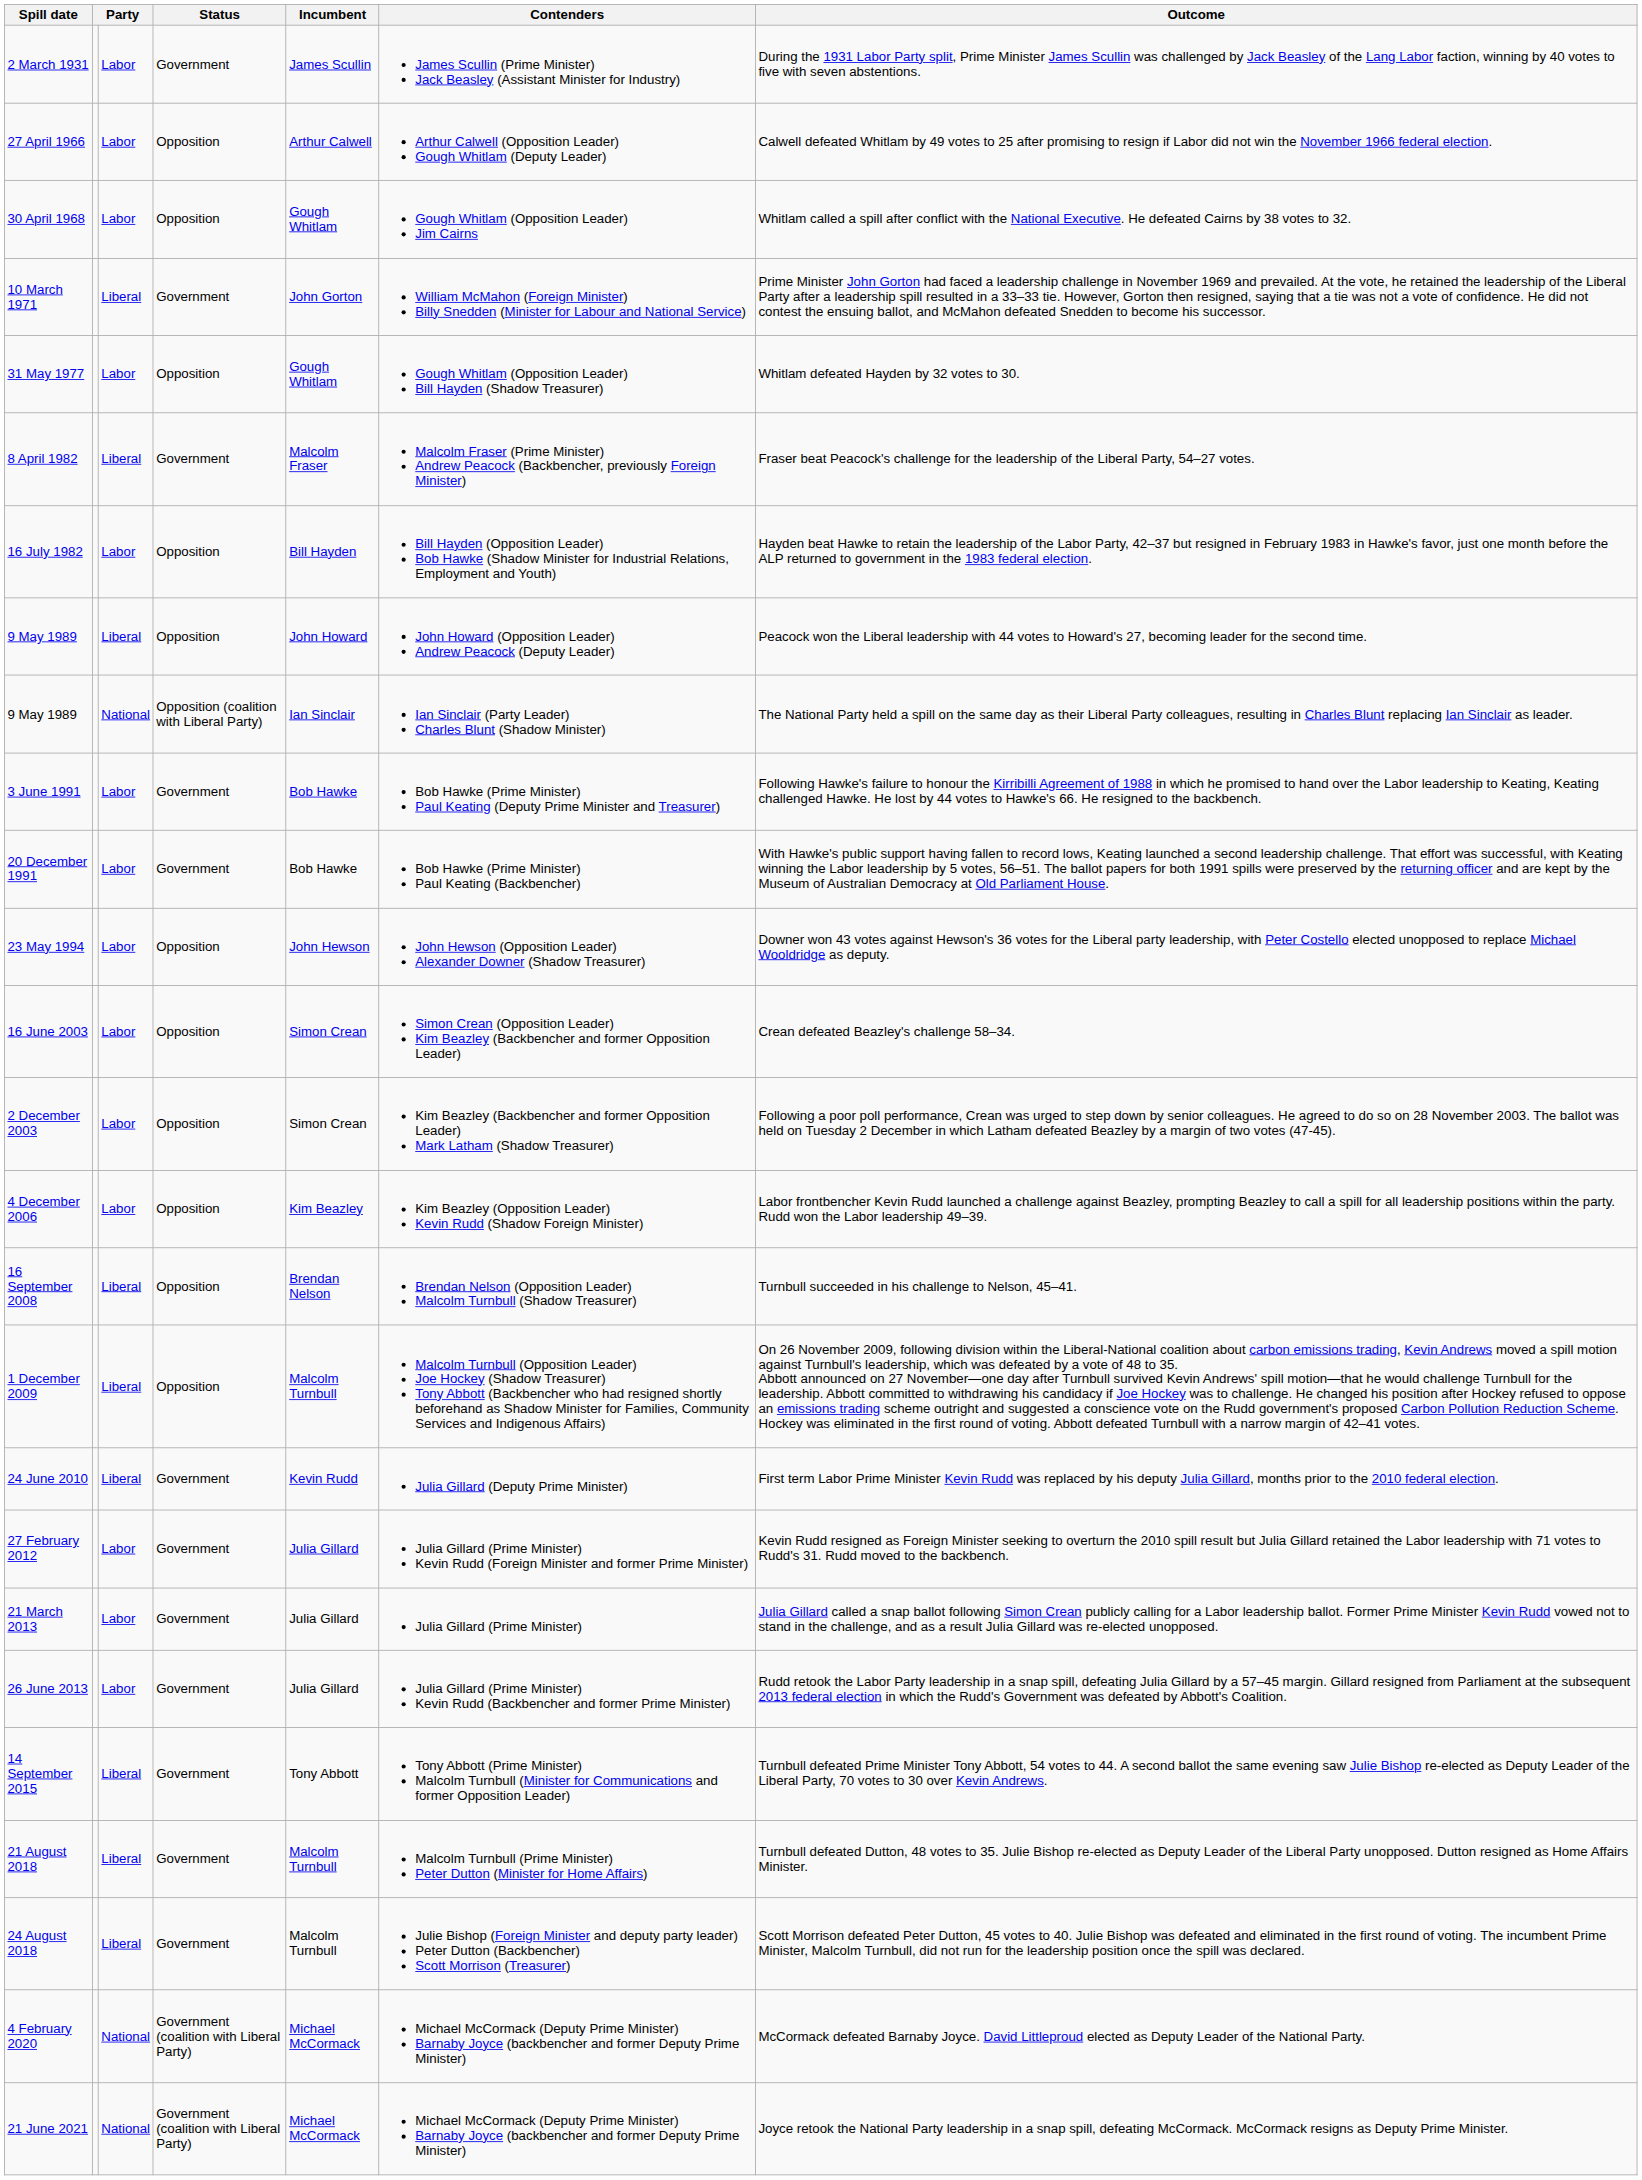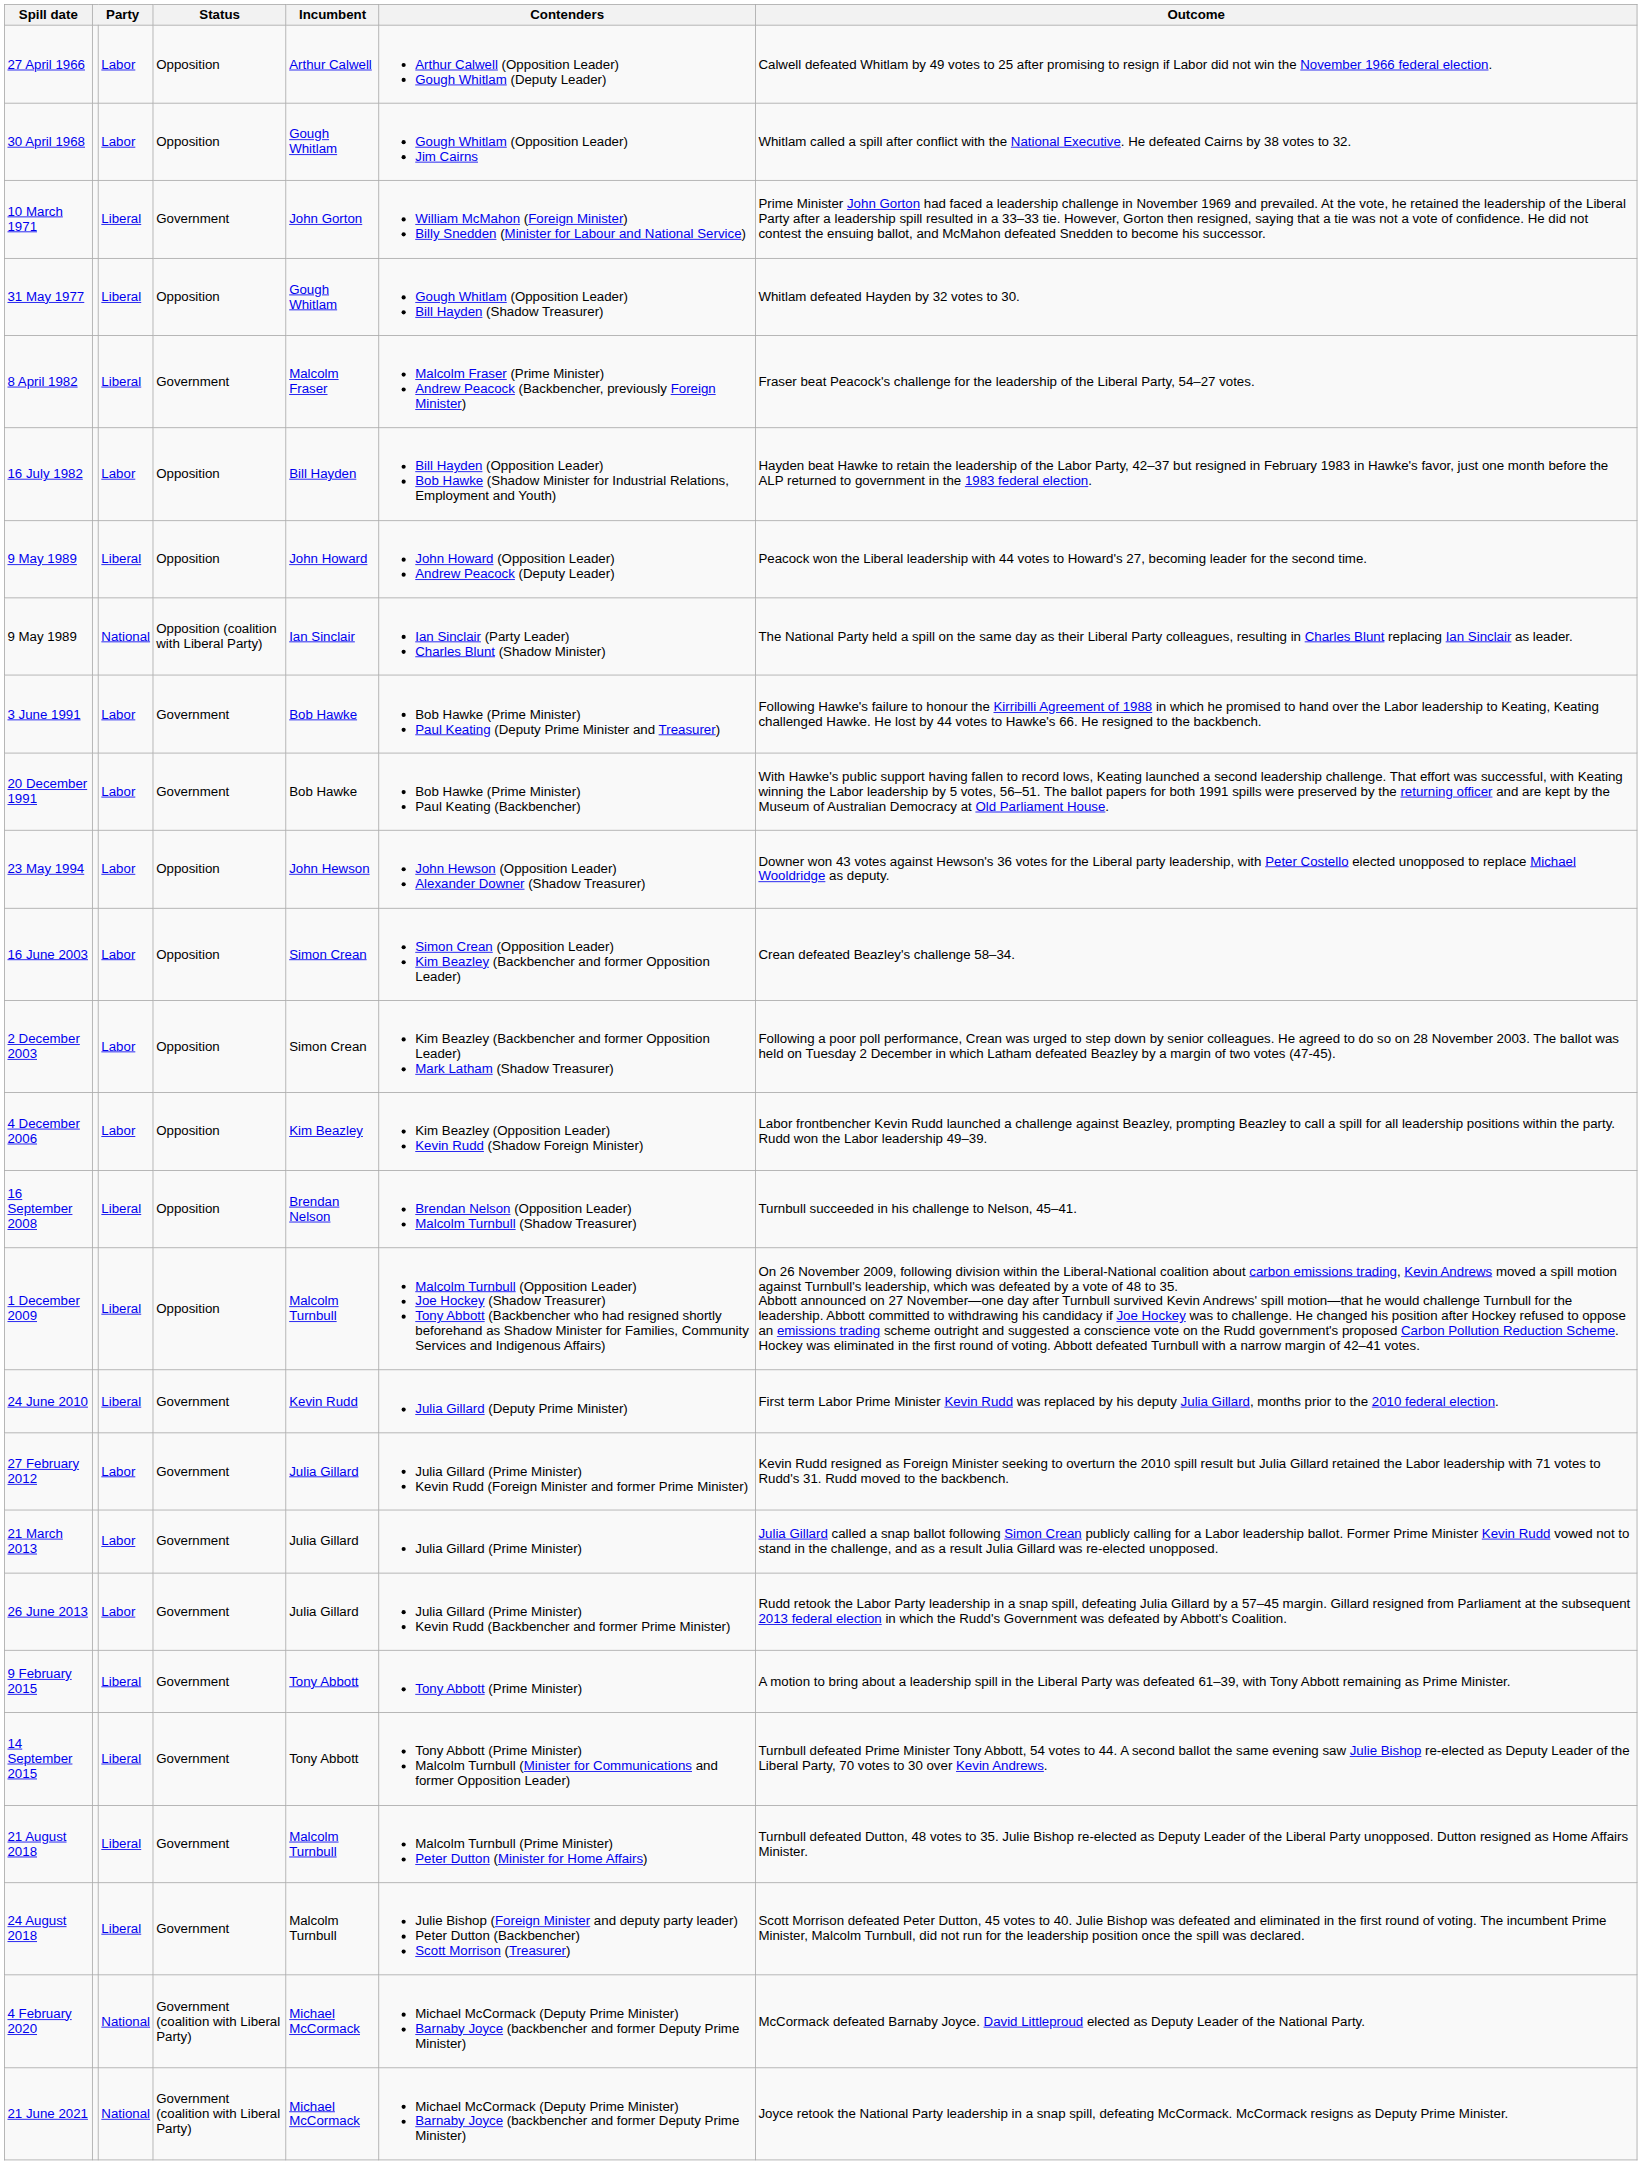- row: (48, 64)
(118, 374) Labor -> (121, 296) Liberal
+ row: (40, 1681)
